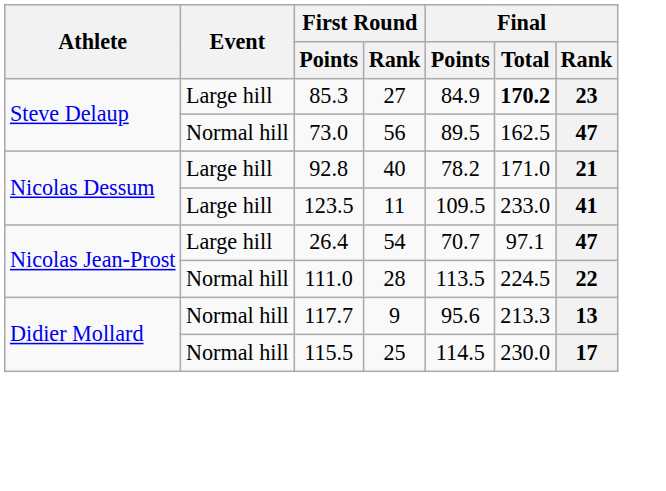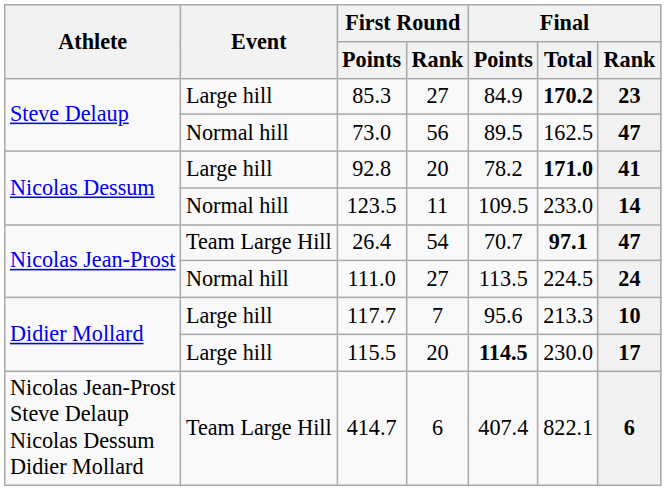(395, 169) 40 -> (437, 169) 20
(525, 169) normal -> (568, 169) bold
(586, 169) 21 -> (629, 169) 41
(229, 206) Large hill -> (237, 206) Normal hill
(586, 206) 41 -> (629, 206) 14
(229, 242) Large hill -> (259, 242) Team Large Hill
(525, 242) normal -> (568, 242) bold
(395, 279) 28 -> (437, 279) 27
(586, 279) 22 -> (629, 279) 24
(237, 315) Normal hill -> (229, 315) Large hill
(395, 315) 9 -> (437, 315) 7
(586, 315) 13 -> (629, 315) 10
(237, 352) Normal hill -> (229, 352) Large hill
(395, 352) 25 -> (437, 352) 20
(460, 352) normal -> (503, 352) bold
+ row: (372, 428)
